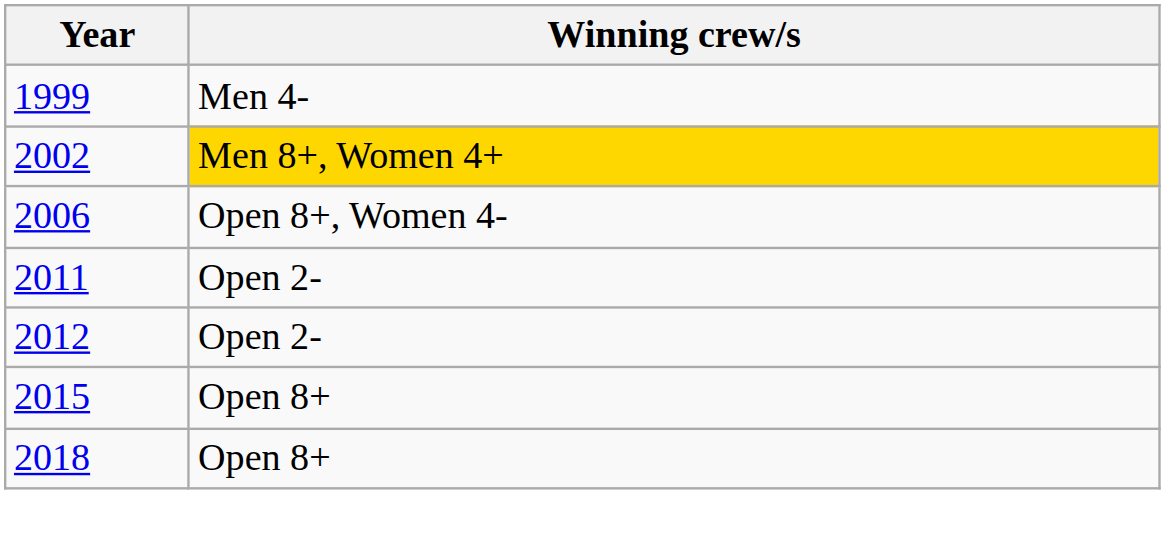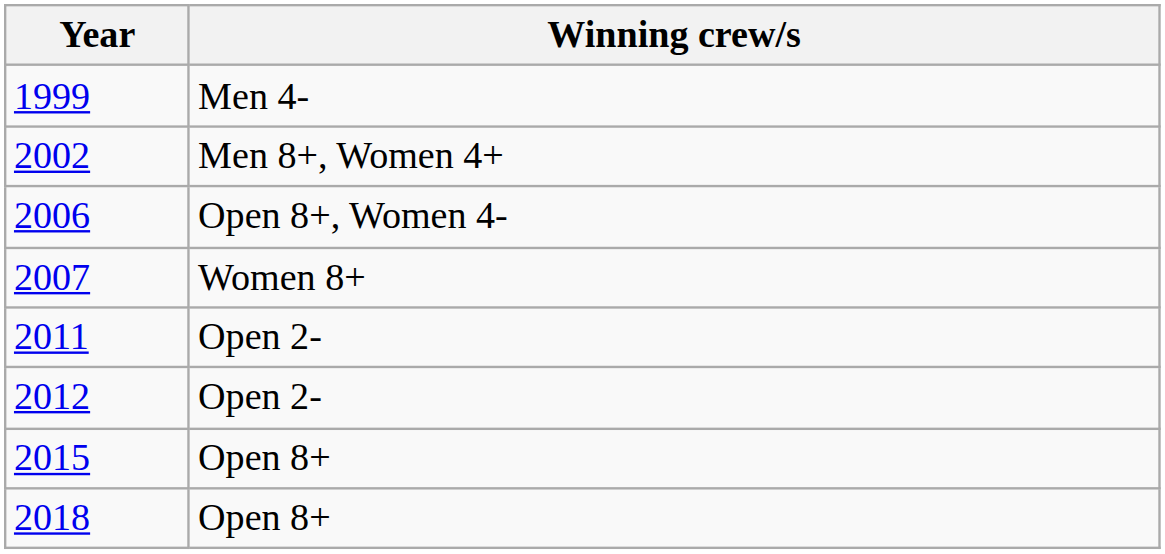(351, 155) gold background -> (351, 155) no background
+ row: (52, 276)
